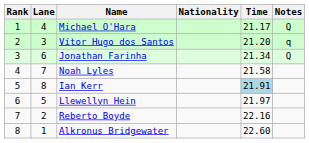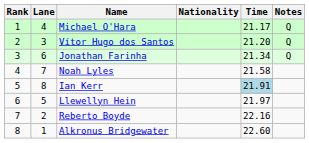(288, 41) q -> (288, 41) Q
